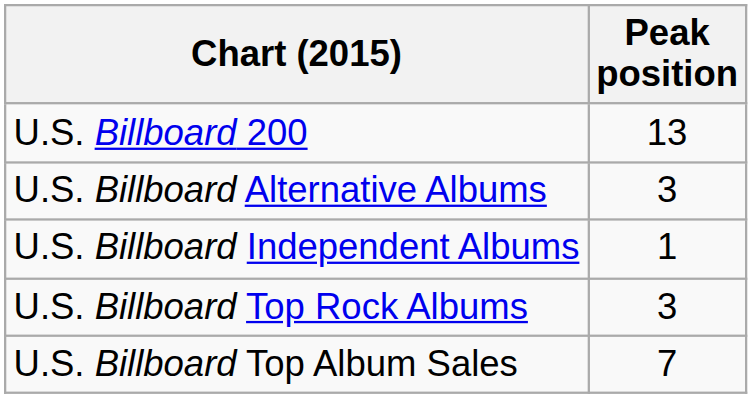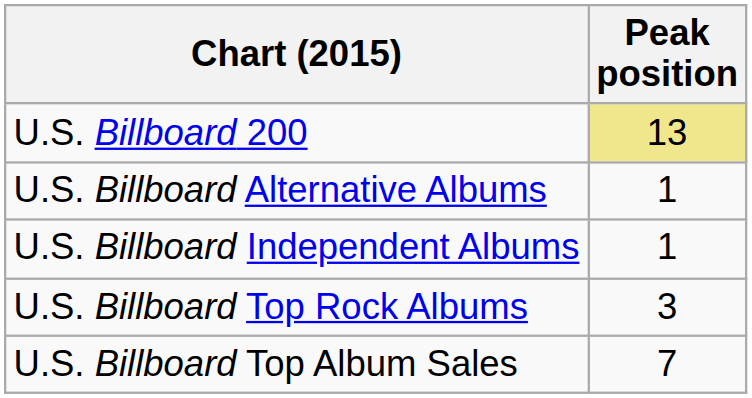(667, 132) no background -> (667, 132) khaki background
(667, 190) 3 -> (667, 190) 1
